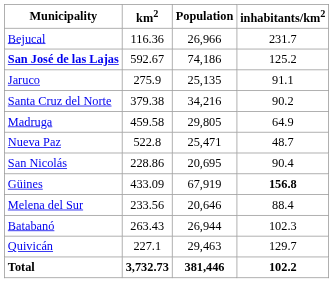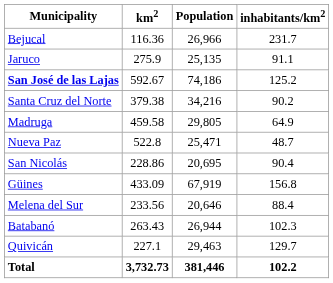rows swapped: (63, 59) <-> (24, 80)
(283, 184) bold -> (283, 184) normal
